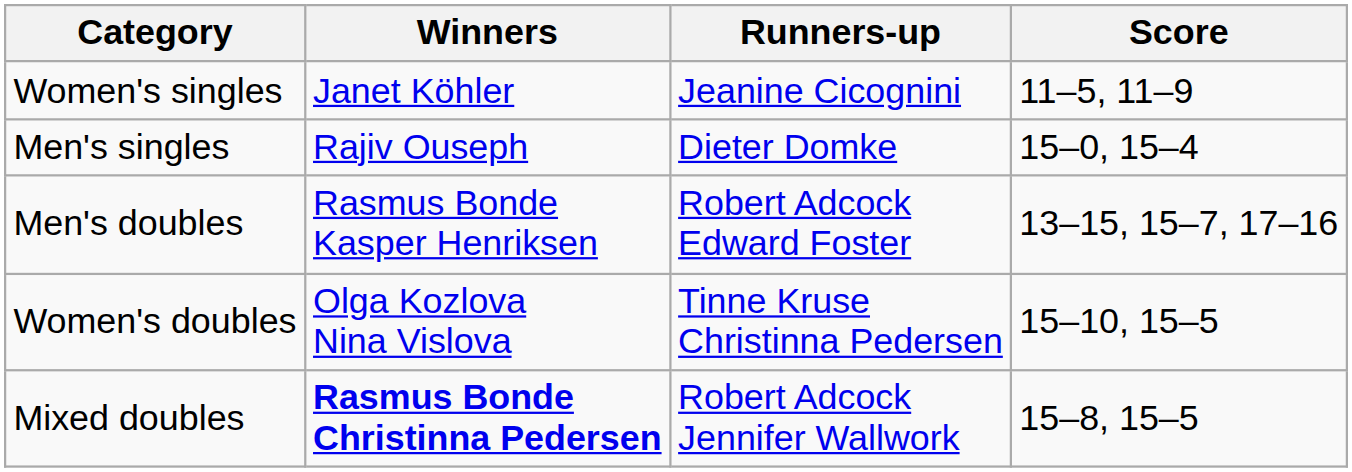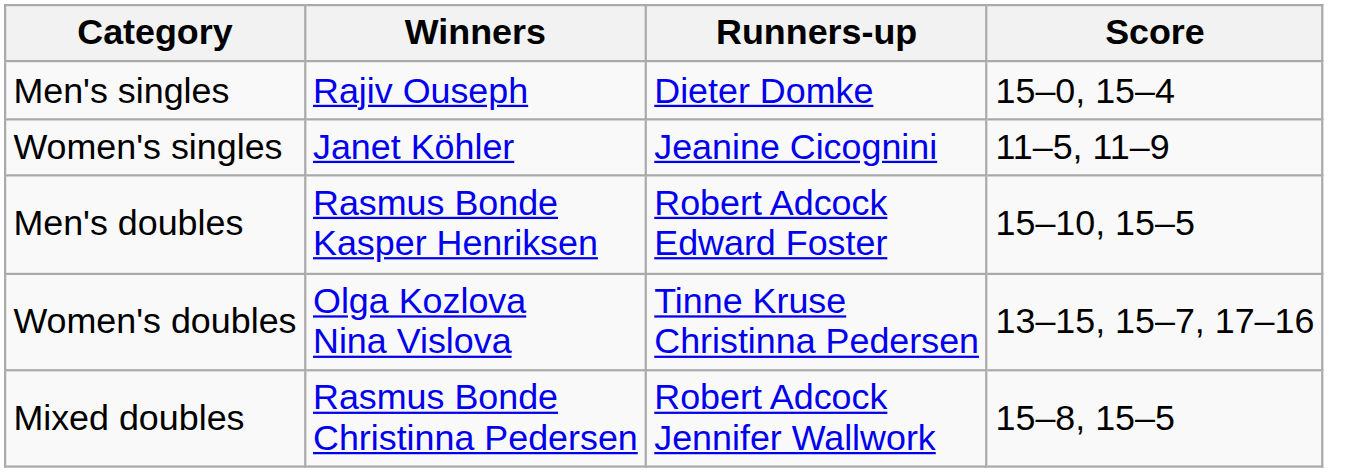rows swapped: (121, 146) <-> (148, 89)
(1179, 223) 13–15, 15–7, 17–16 -> (1095, 223) 15–10, 15–5
(1119, 320) 15–10, 15–5 -> (1155, 320) 13–15, 15–7, 17–16
(487, 417) bold -> (475, 417) normal
